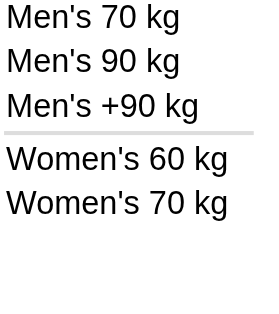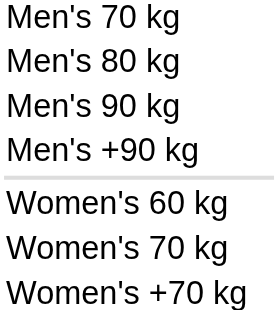+ row: (93, 61)
+ row: (127, 292)
